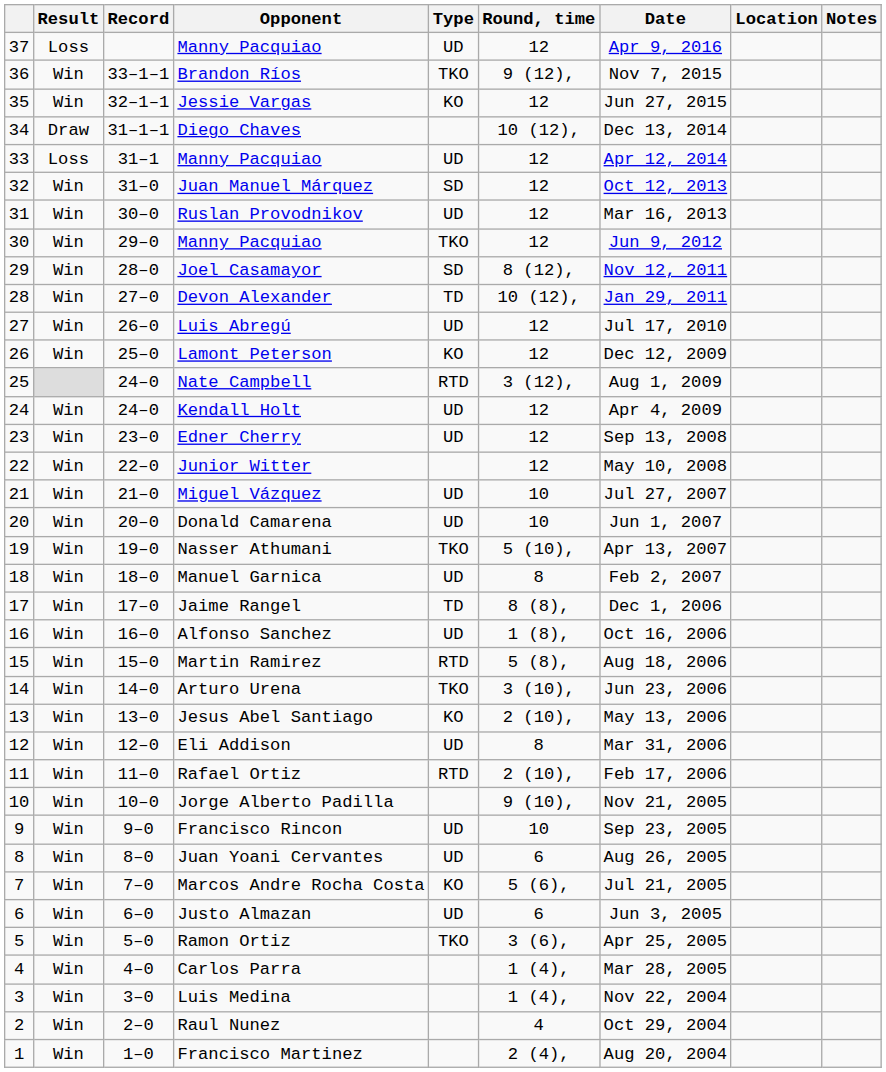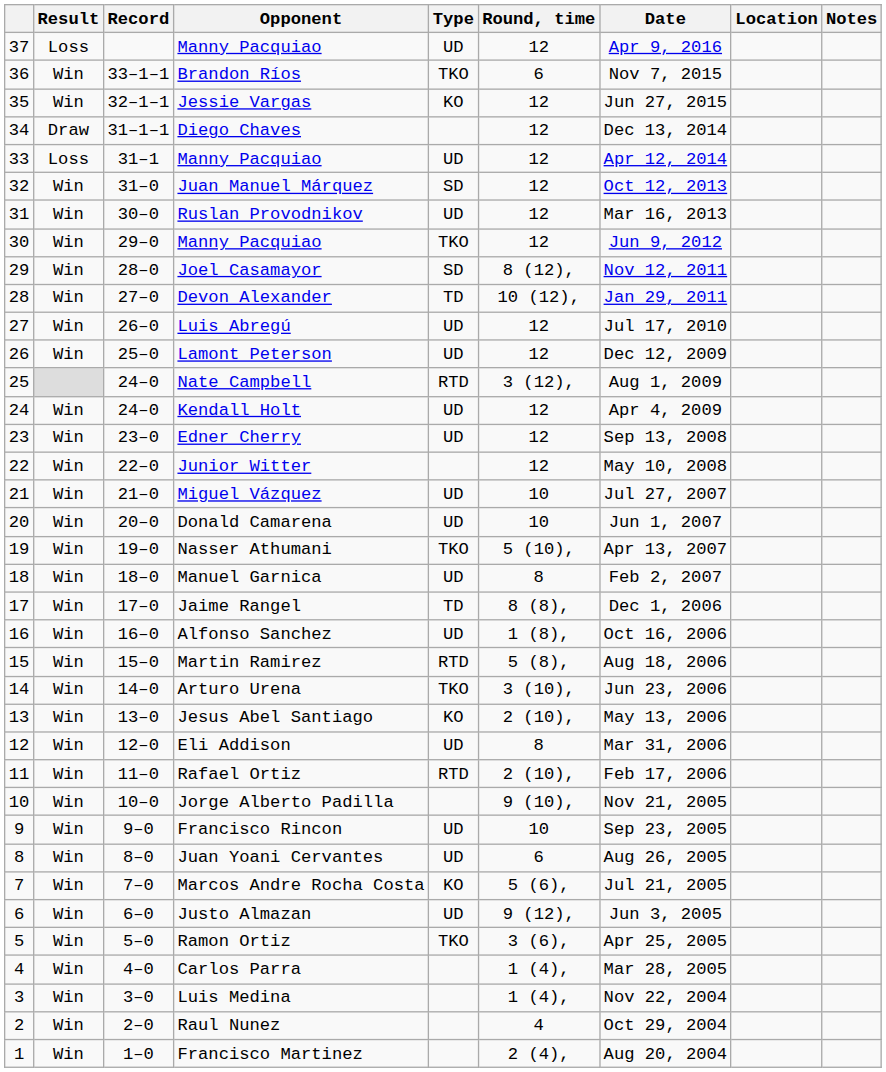(539, 75) 9 (12), -> (539, 75) 6
(539, 131) 10 (12), -> (539, 131) 12
(453, 354) KO -> (453, 354) UD
(539, 914) 6 -> (539, 914) 9 (12),
